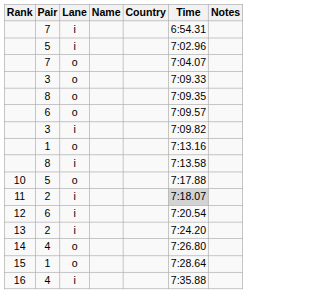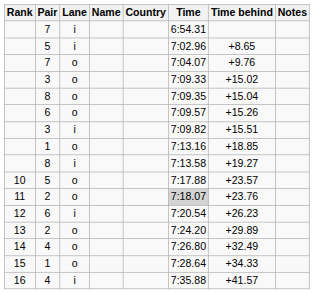+ column: (242, 12)
(75, 197) i -> (75, 197) o
(75, 230) i -> (75, 230) o
